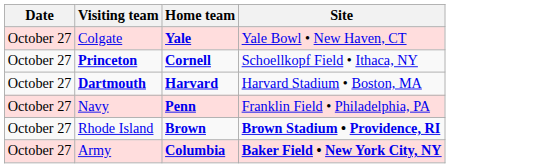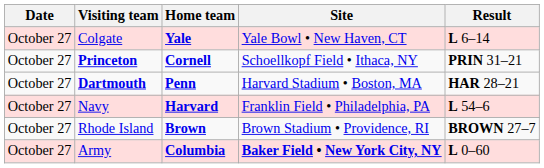+ column: (492, 15)
(192, 83) Harvard -> (181, 83) Penn
(181, 106) Penn -> (192, 106) Harvard
(341, 128) bold -> (335, 128) normal
